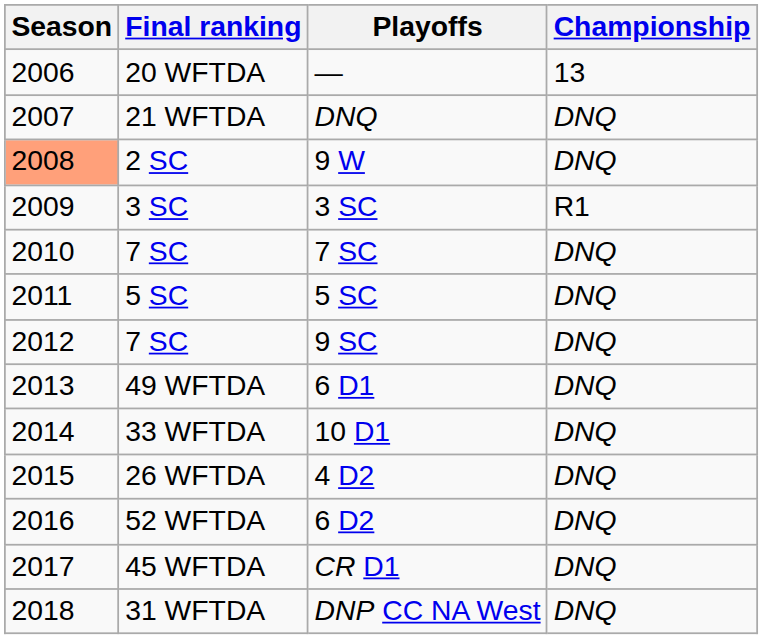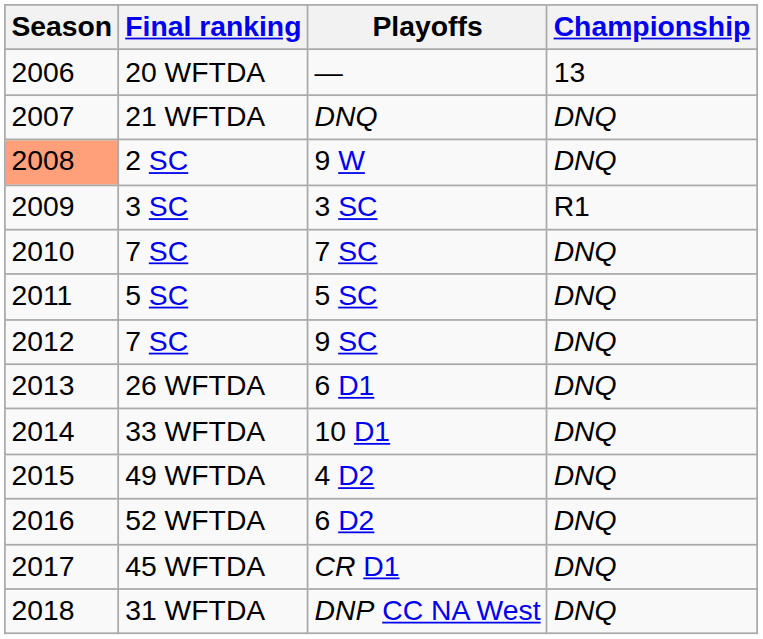(195, 386) 49 WFTDA -> (195, 386) 26 WFTDA
(195, 476) 26 WFTDA -> (195, 476) 49 WFTDA
